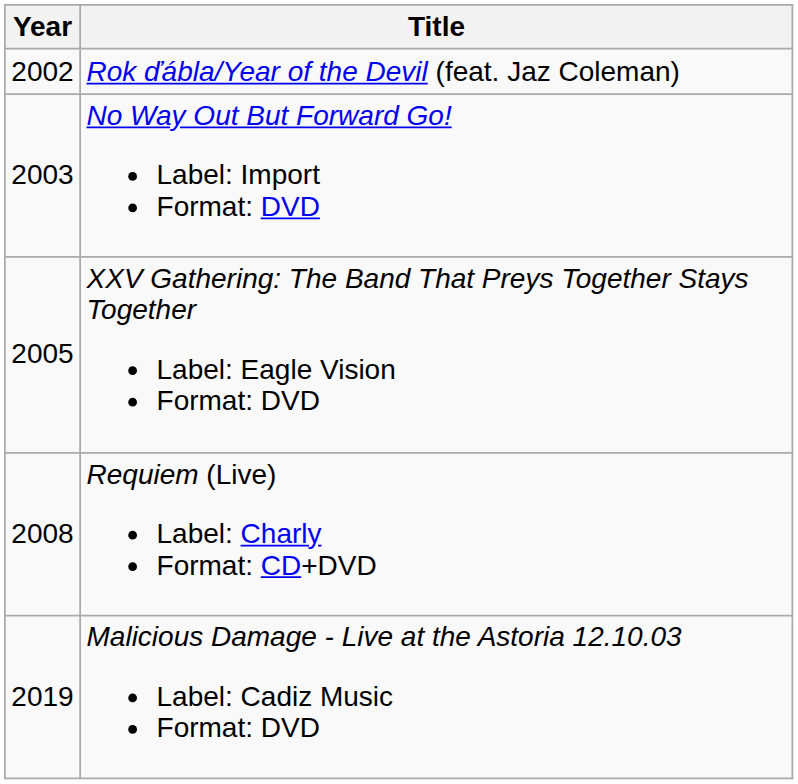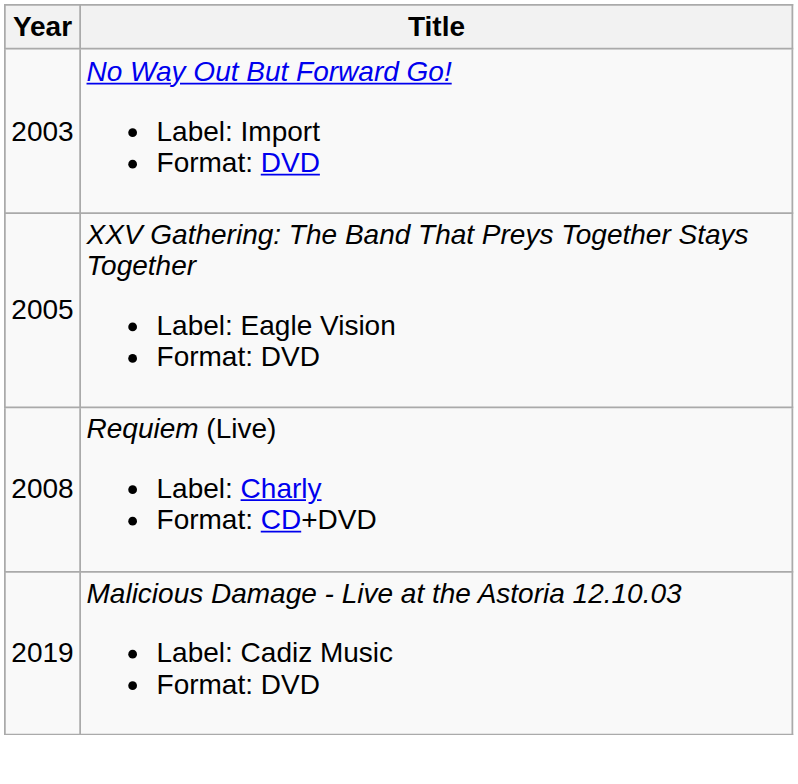- row: (383, 71)
